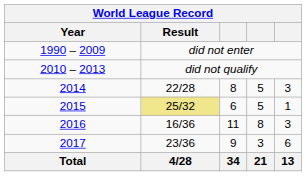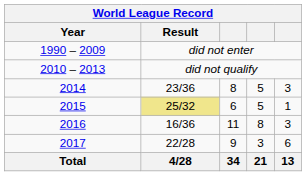(180, 87) 22/28 -> (180, 87) 23/36
(180, 143) 23/36 -> (180, 143) 22/28
